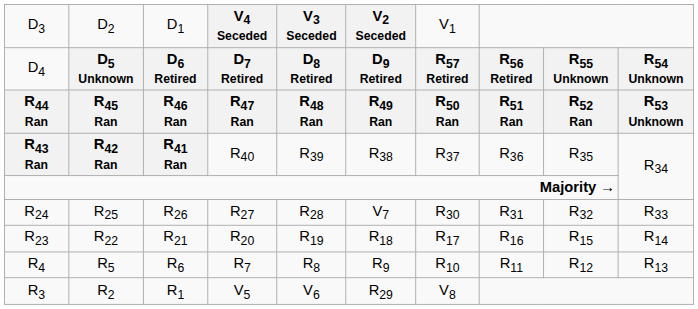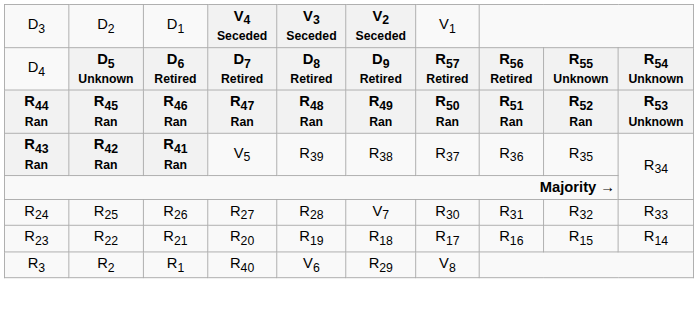(242, 154) R40 -> (242, 154) V5
- row: (36, 265)
(242, 291) V5 -> (242, 265) R40
